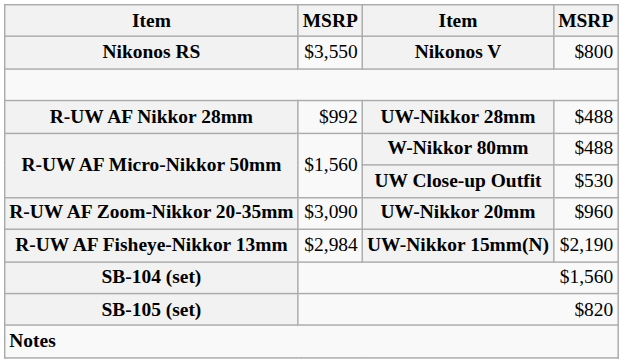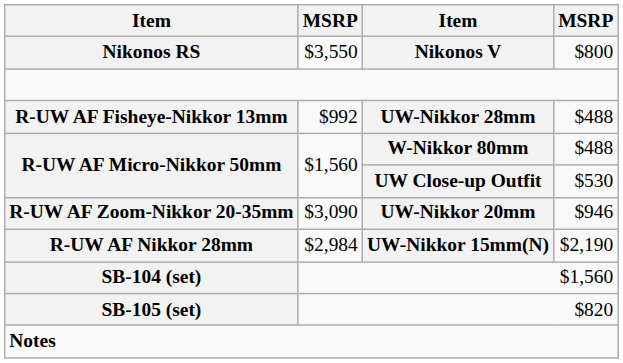(151, 116) R-UW AF Nikkor 28mm -> (151, 116) R-UW AF Fisheye-Nikkor 13mm
(594, 212) $960 -> (594, 212) $946
(151, 244) R-UW AF Fisheye-Nikkor 13mm -> (151, 244) R-UW AF Nikkor 28mm
